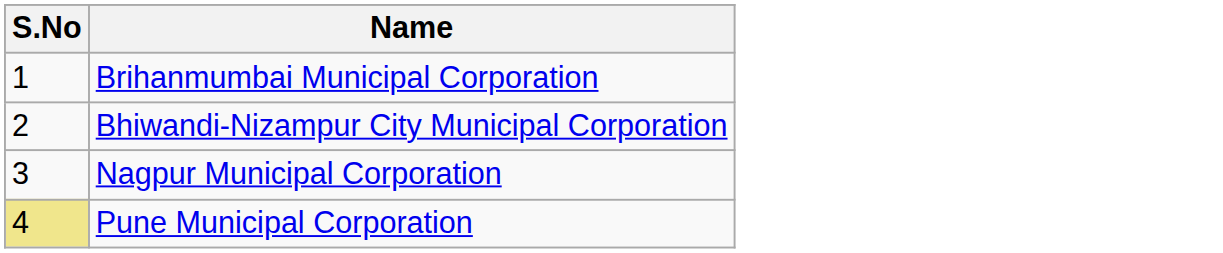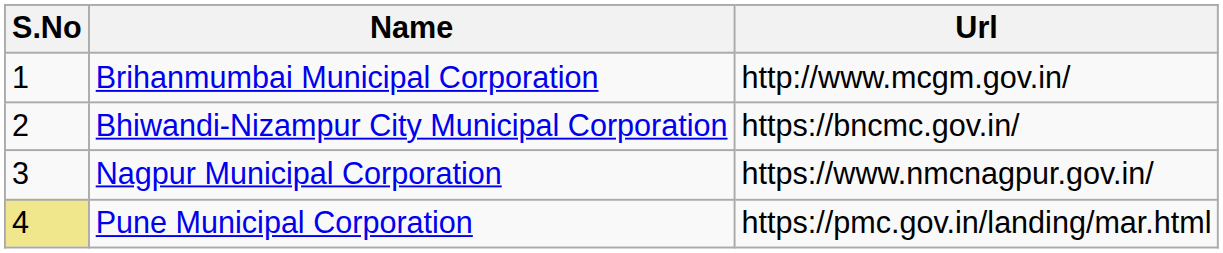+ column: (977, 28)
